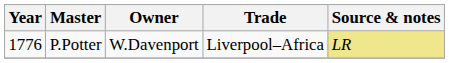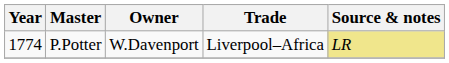(25, 44) 1776 -> (25, 44) 1774
